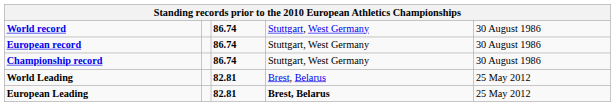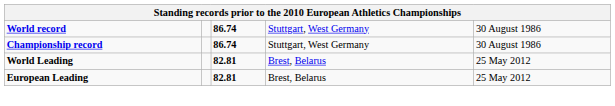- row: (44, 45)
(299, 93) bold -> (297, 77) normal
